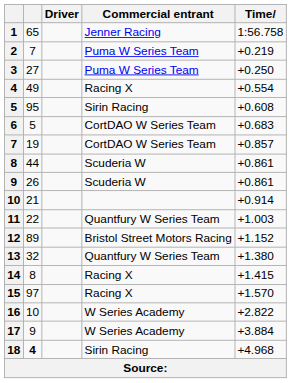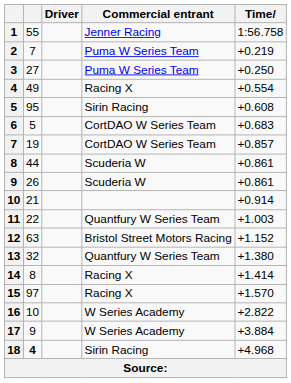(33, 32) 65 -> (33, 32) 55
(33, 237) 89 -> (33, 237) 63
(256, 274) +1.415 -> (256, 274) +1.414
